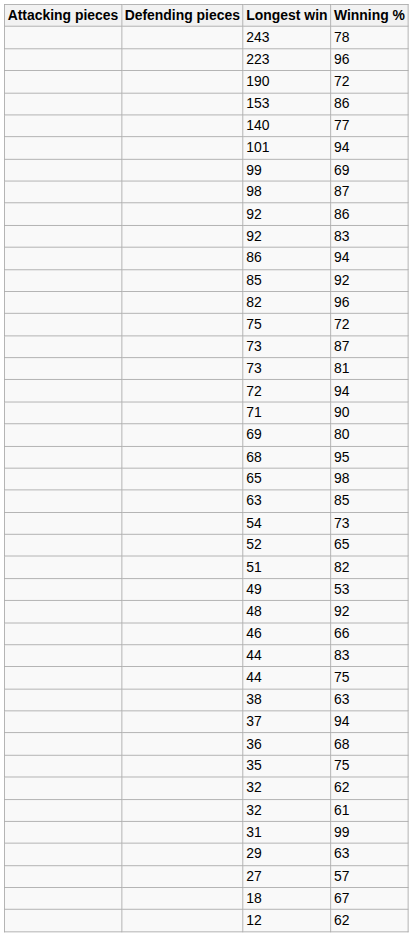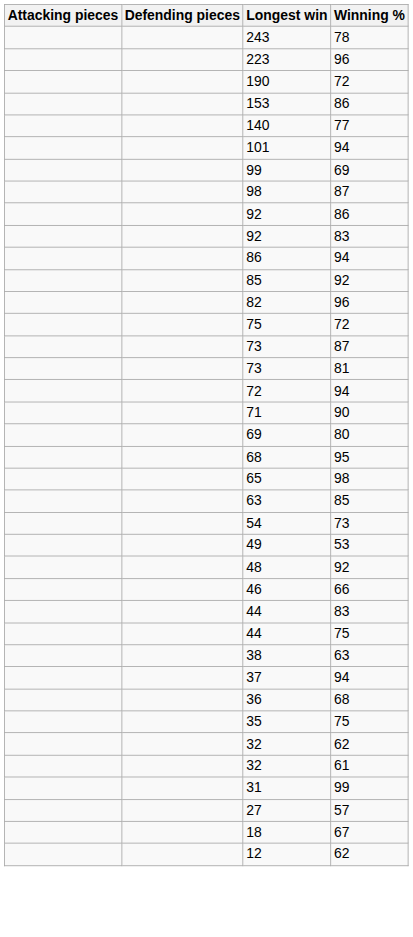- row: (254, 545)
- row: (254, 567)
- row: (254, 854)
